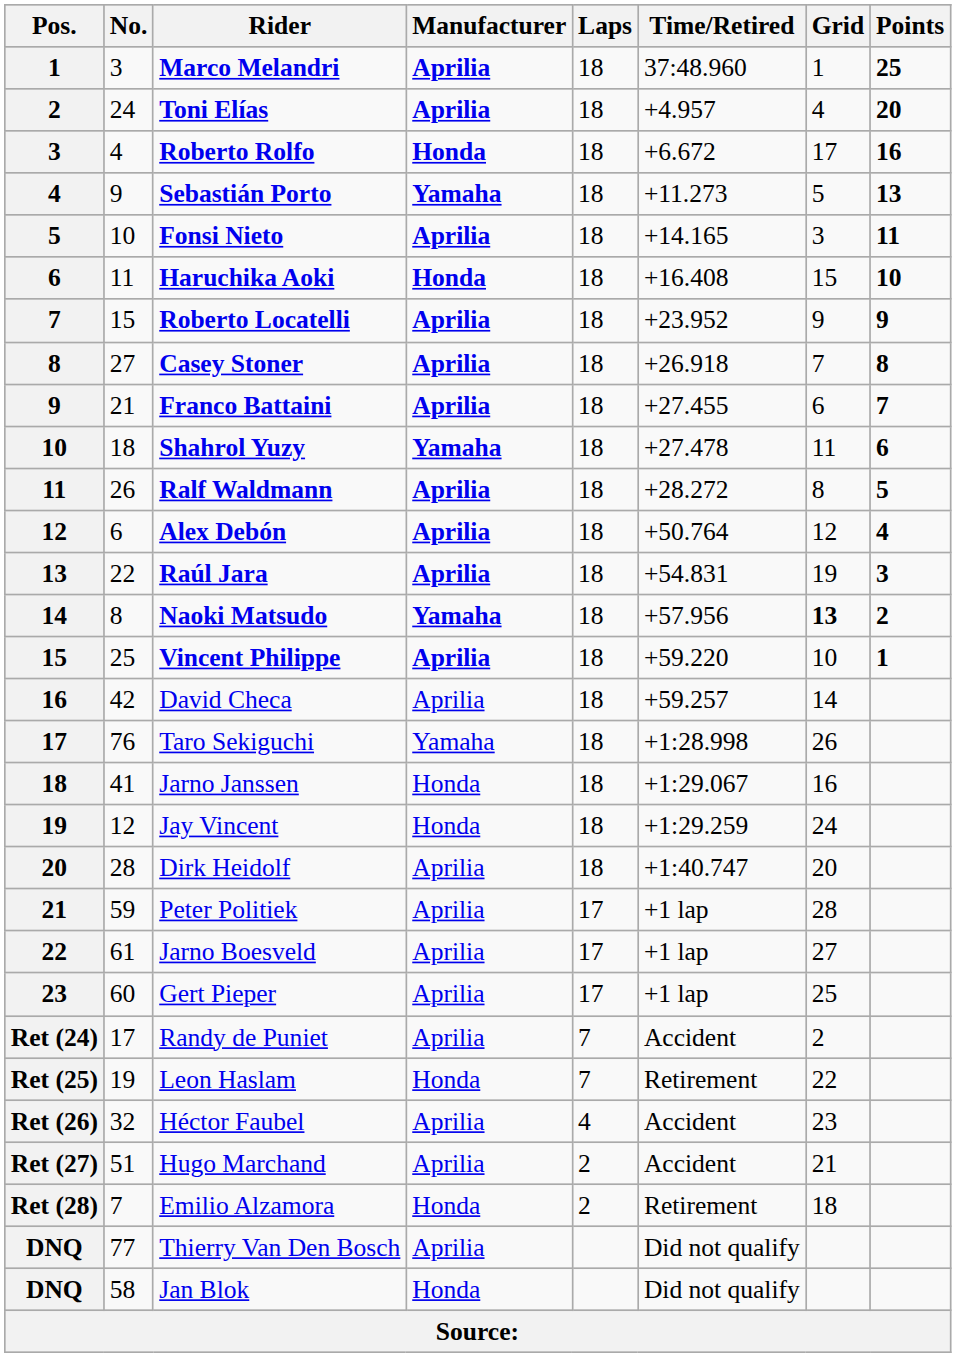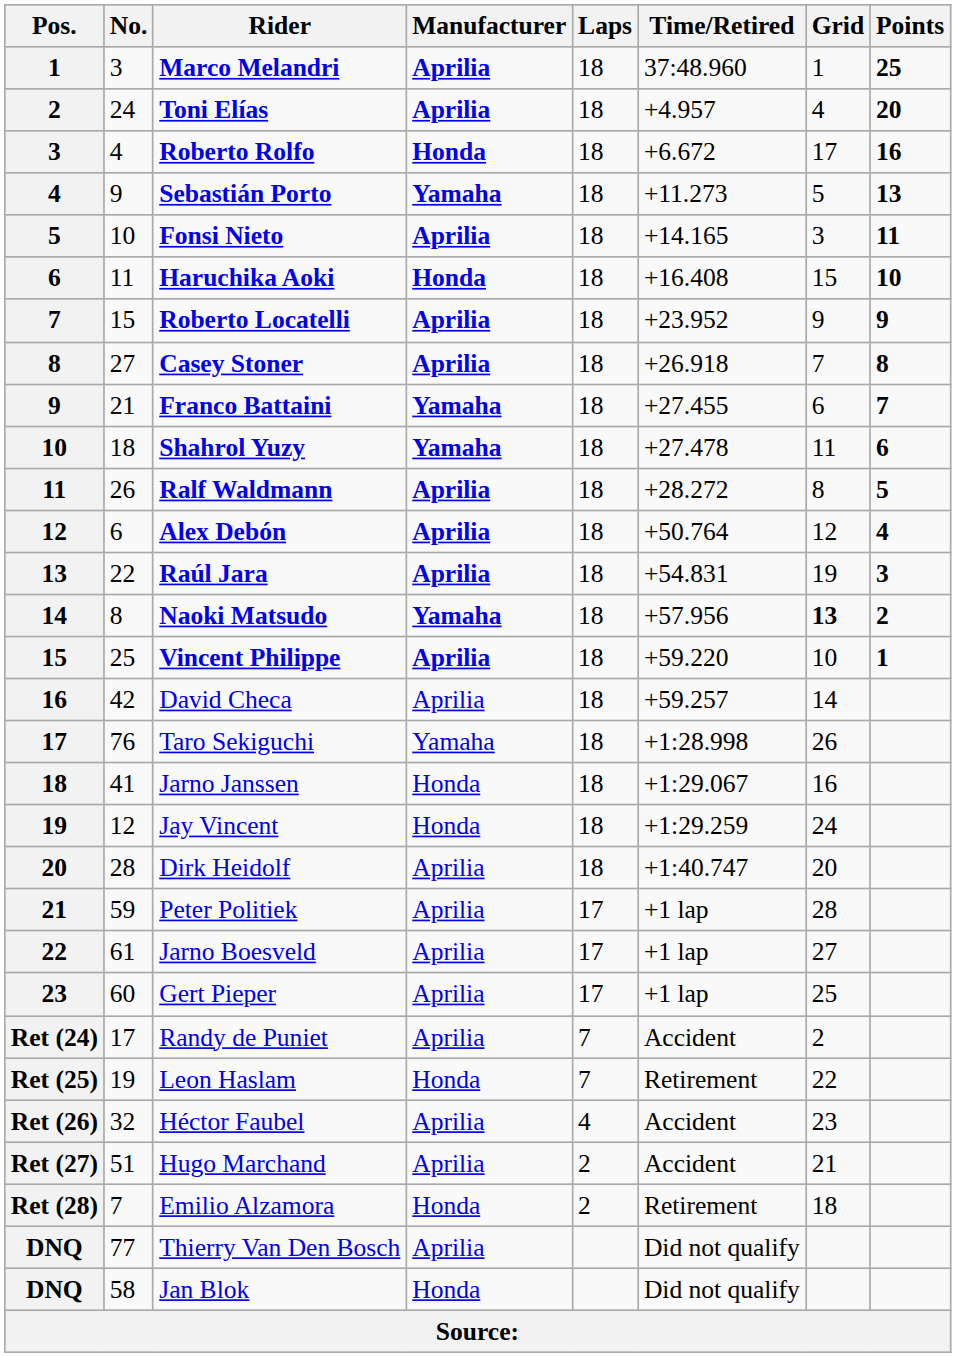(451, 404) Aprilia -> (457, 404) Yamaha
